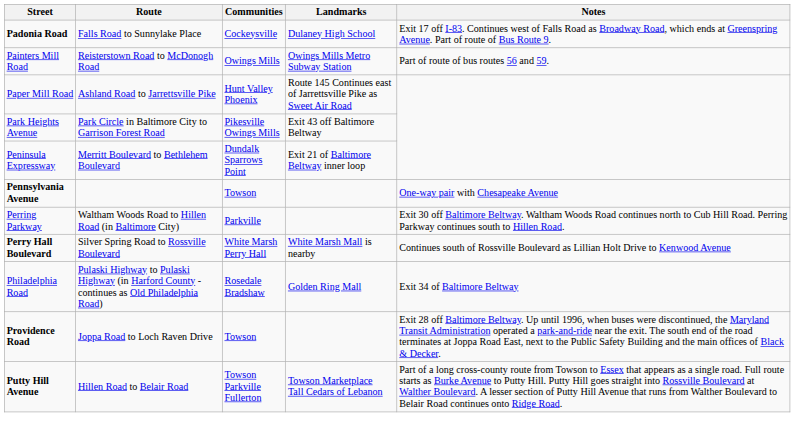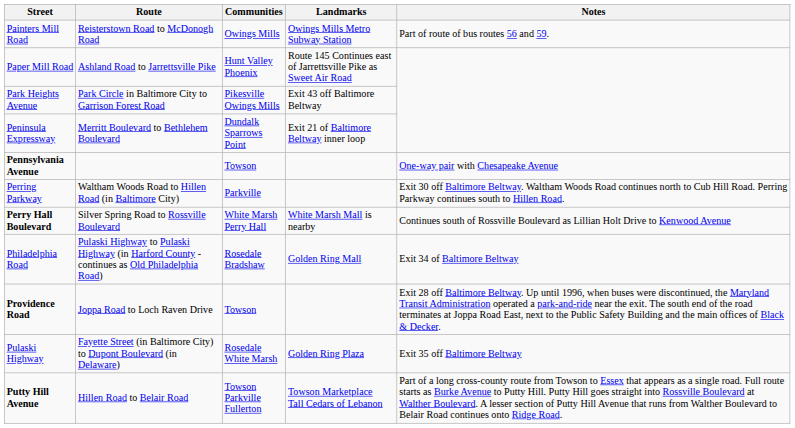- row: (37, 34)
+ row: (25, 353)
